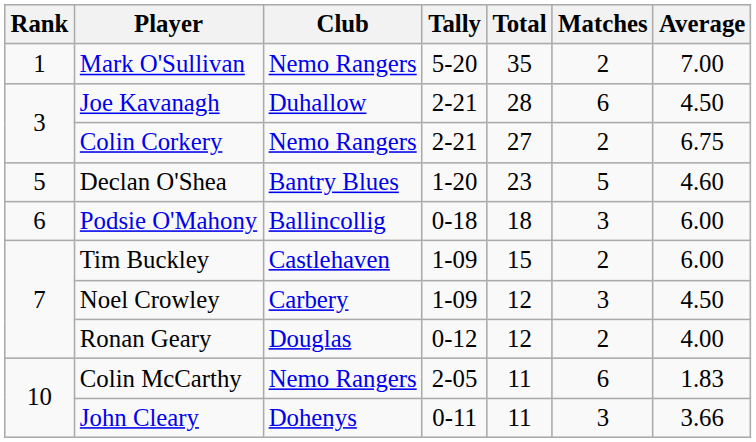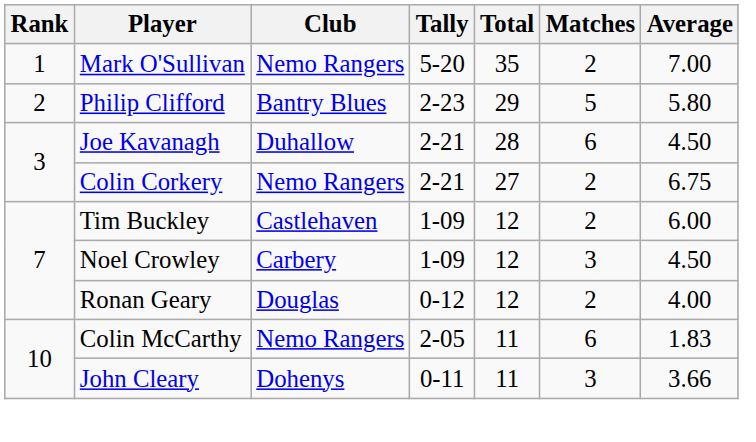+ row: (152, 102)
- row: (153, 181)
- row: (169, 220)
(520, 260) 15 -> (507, 220) 12
